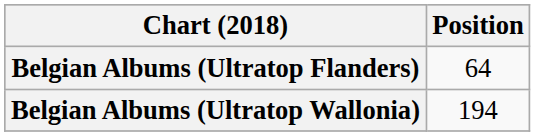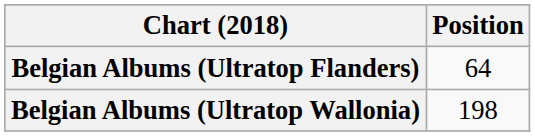(478, 109) 194 -> (478, 109) 198
